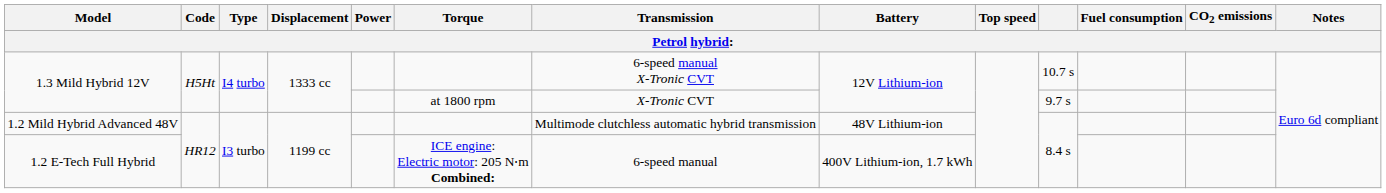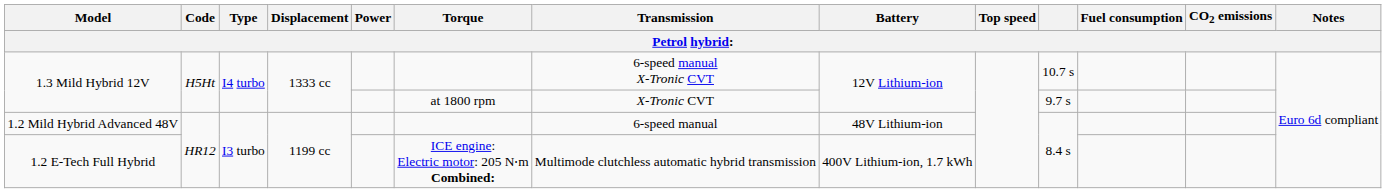(675, 123) Multimode clutchless automatic hybrid transmission -> (675, 123) 6-speed manual
(675, 161) 6-speed manual -> (675, 161) Multimode clutchless automatic hybrid transmission
